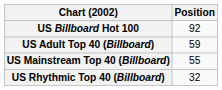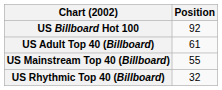(195, 45) 59 -> (195, 45) 61
